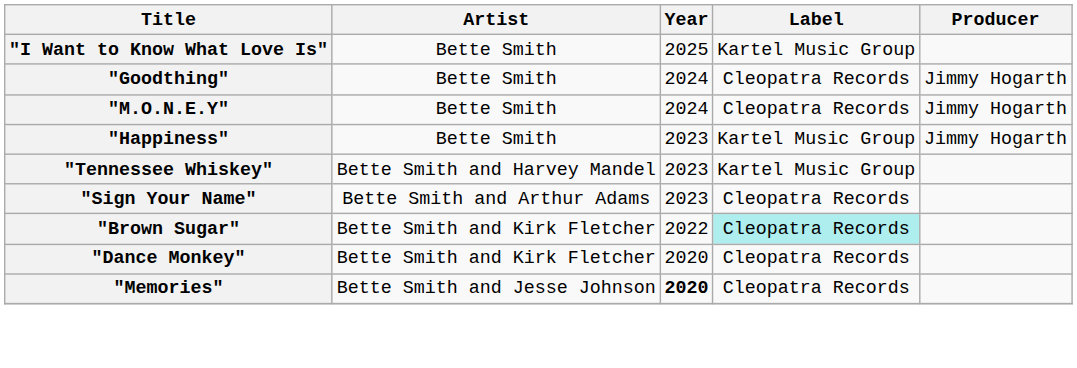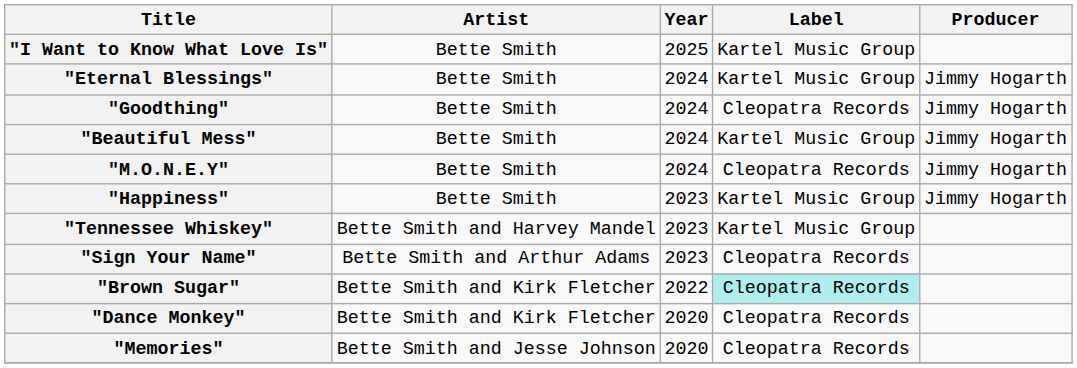+ row: (169, 79)
+ row: (169, 139)
(687, 289) bold -> (687, 348) normal
